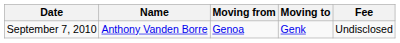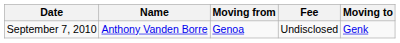columns swapped: (306, 12) <-> (364, 12)
